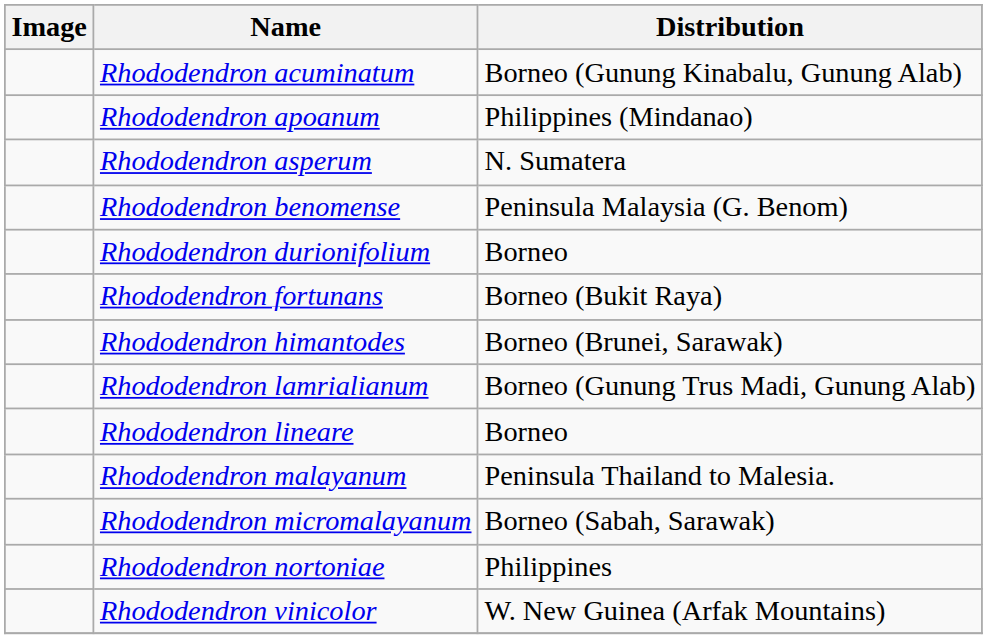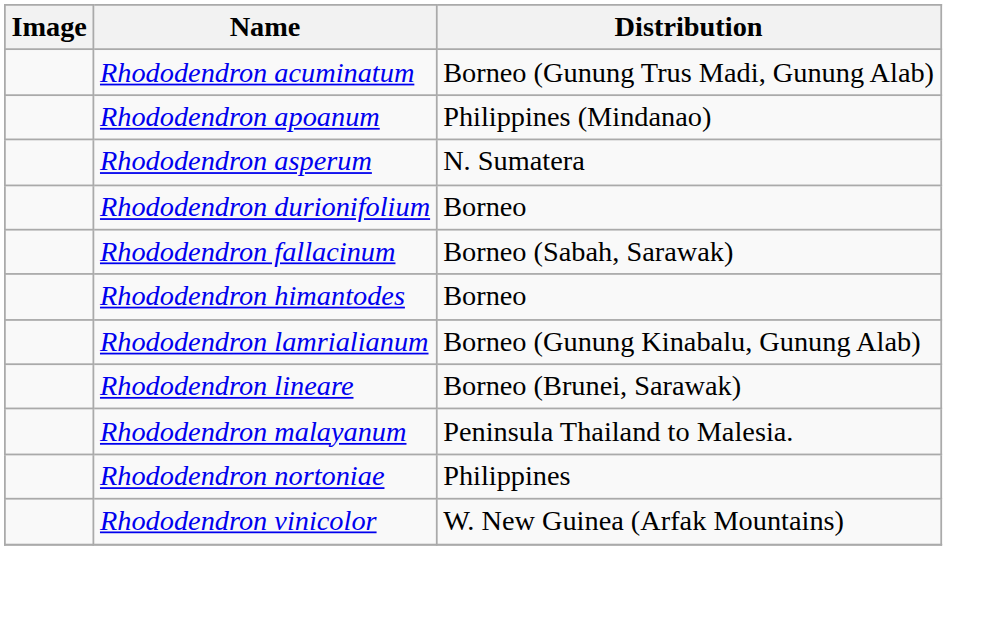(723, 71) Borneo (Gunung Kinabalu, Gunung Alab) -> (689, 71) Borneo (Gunung Trus Madi, Gunung Alab)
- row: (250, 206)
+ row: (248, 251)
- row: (241, 296)
(634, 341) Borneo (Brunei, Sarawak) -> (485, 296) Borneo
(730, 386) Borneo (Gunung Trus Madi, Gunung Alab) -> (682, 341) Borneo (Gunung Kinabalu, Gunung Alab)
(526, 431) Borneo -> (592, 386) Borneo (Brunei, Sarawak)
- row: (286, 521)
